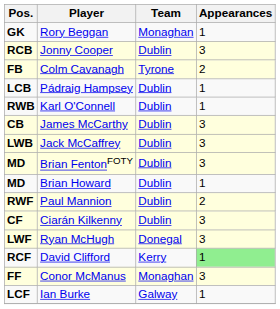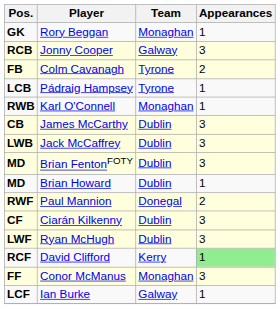(155, 50) Dublin -> (158, 50) Galway
(155, 87) Dublin -> (156, 87) Tyrone
(155, 106) Dublin -> (166, 106) Monaghan
(155, 202) Dublin -> (160, 202) Donegal
(160, 239) Donegal -> (155, 239) Dublin
